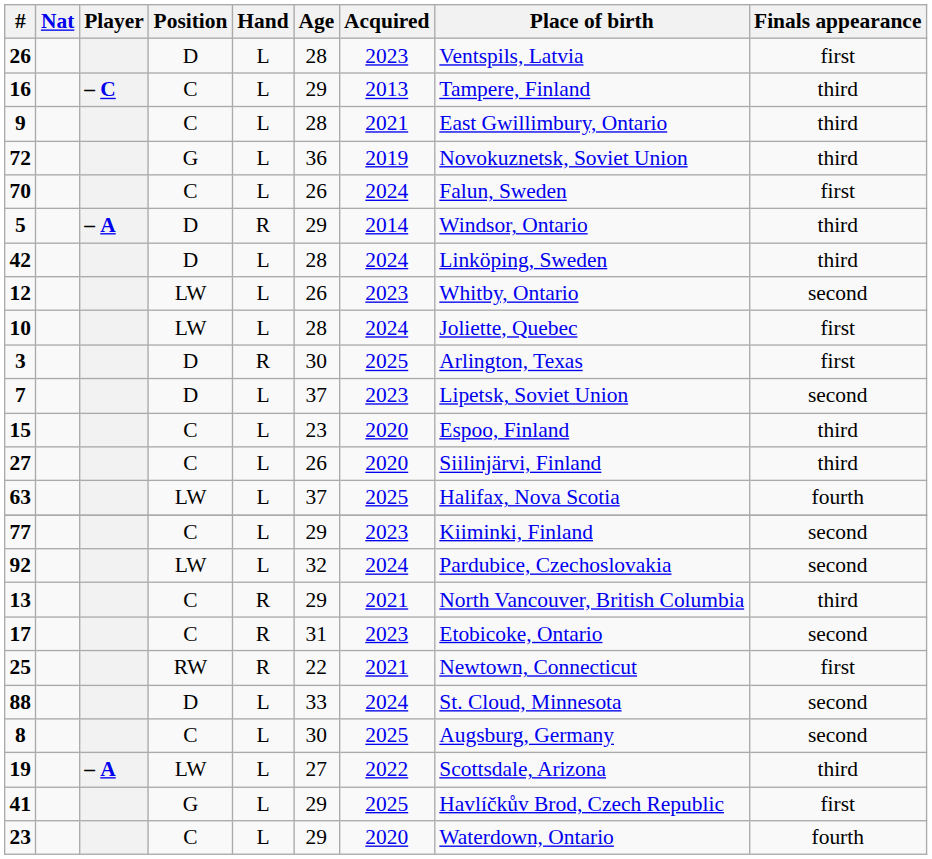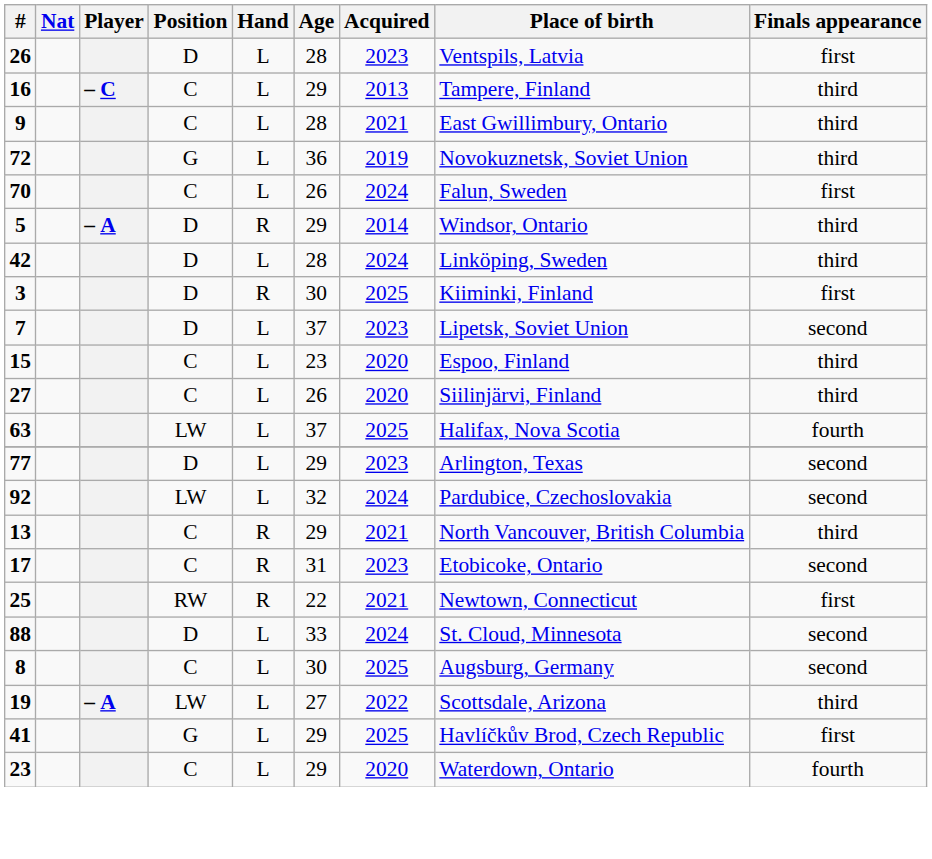- row: (20, 293)
- row: (20, 327)
(511, 361) Arlington, Texas -> (516, 293) Kiiminki, Finland
(191, 531) C -> (191, 463) D
(516, 531) Kiiminki, Finland -> (511, 463) Arlington, Texas
